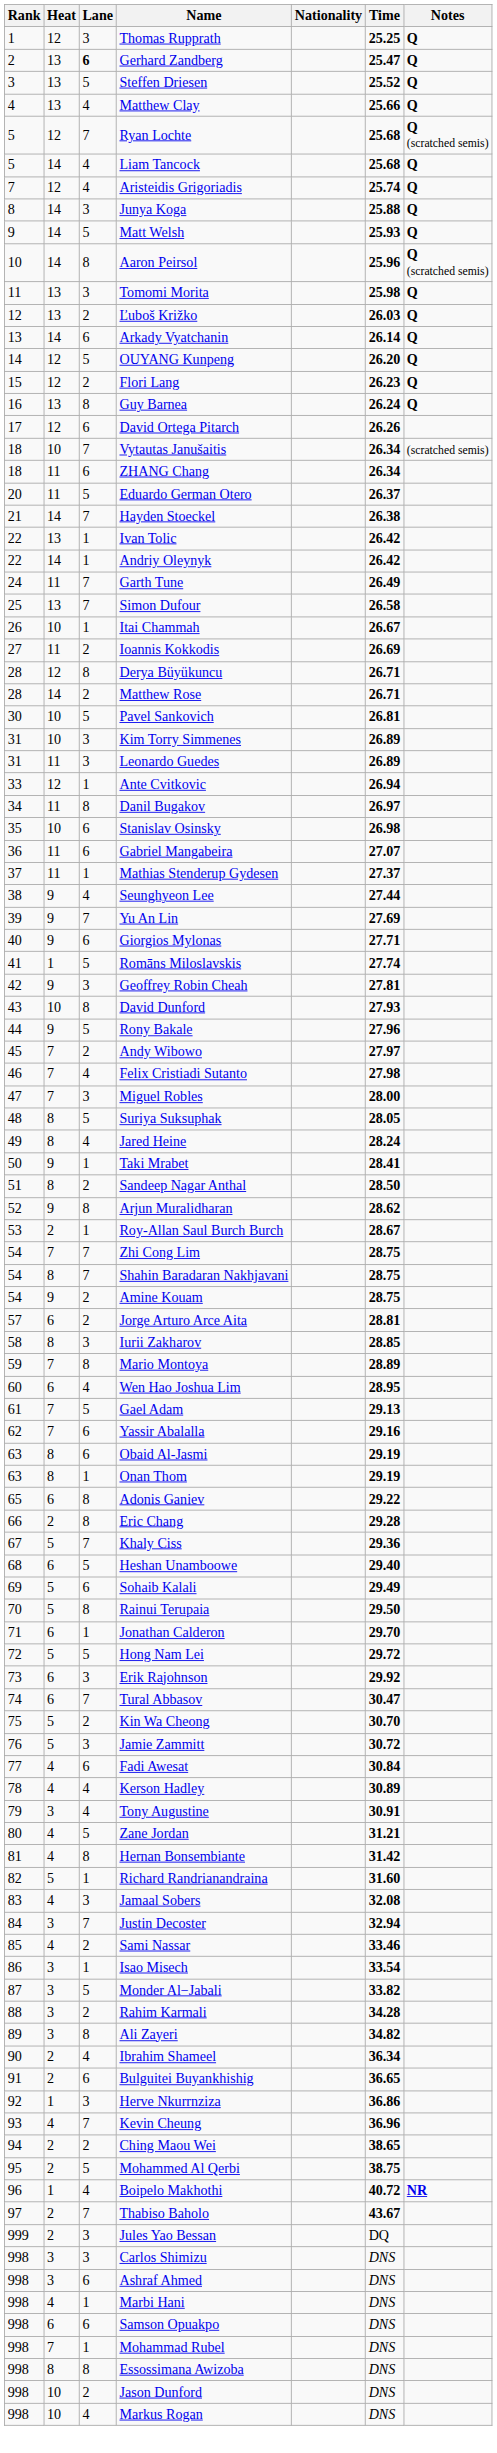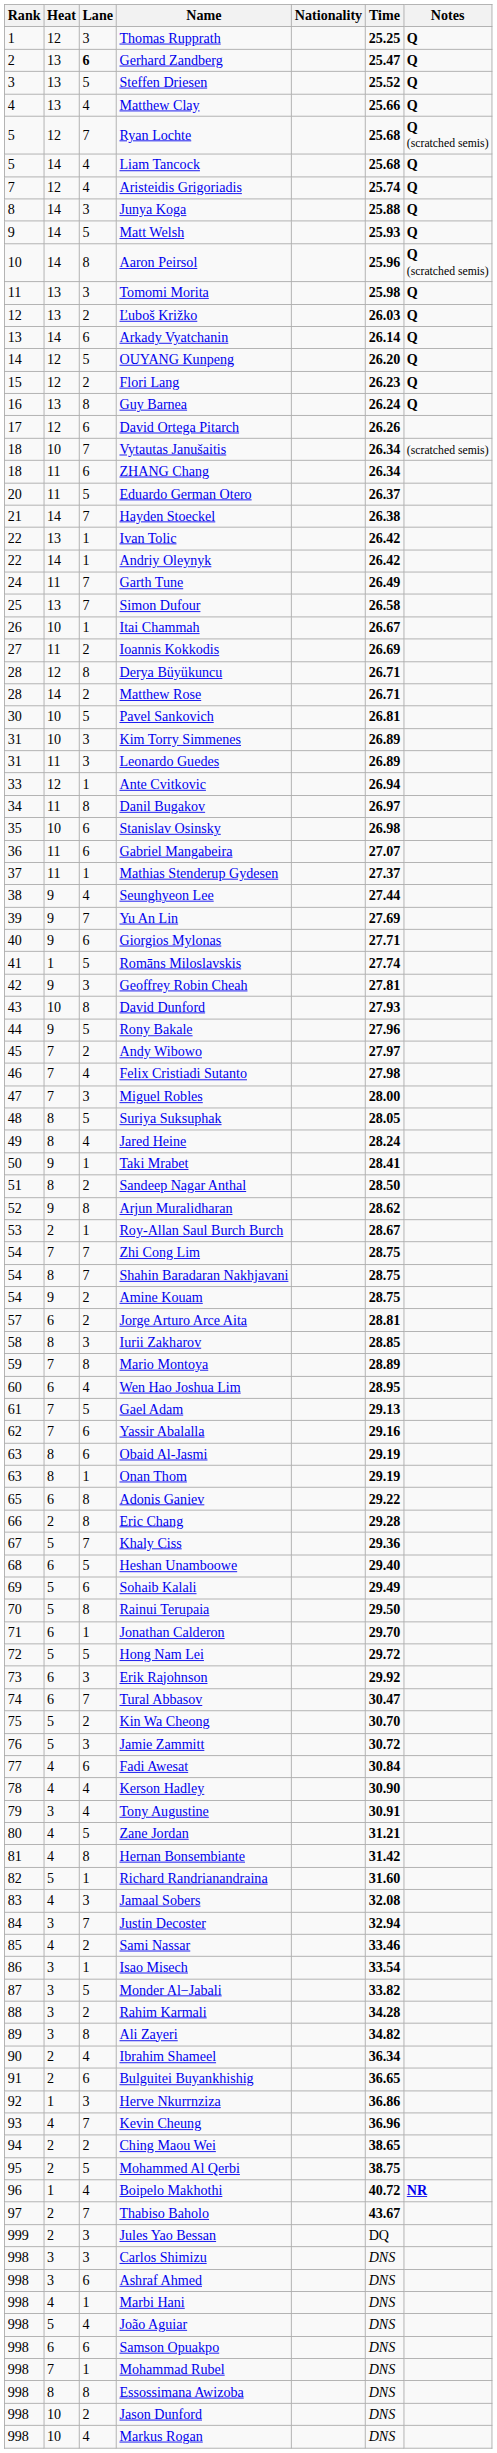(384, 1789) 30.89 -> (384, 1789) 30.90
+ row: (153, 2325)
